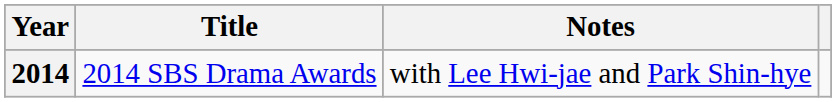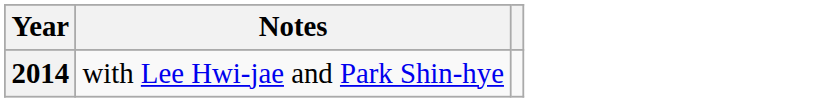- column: (229, 27)
